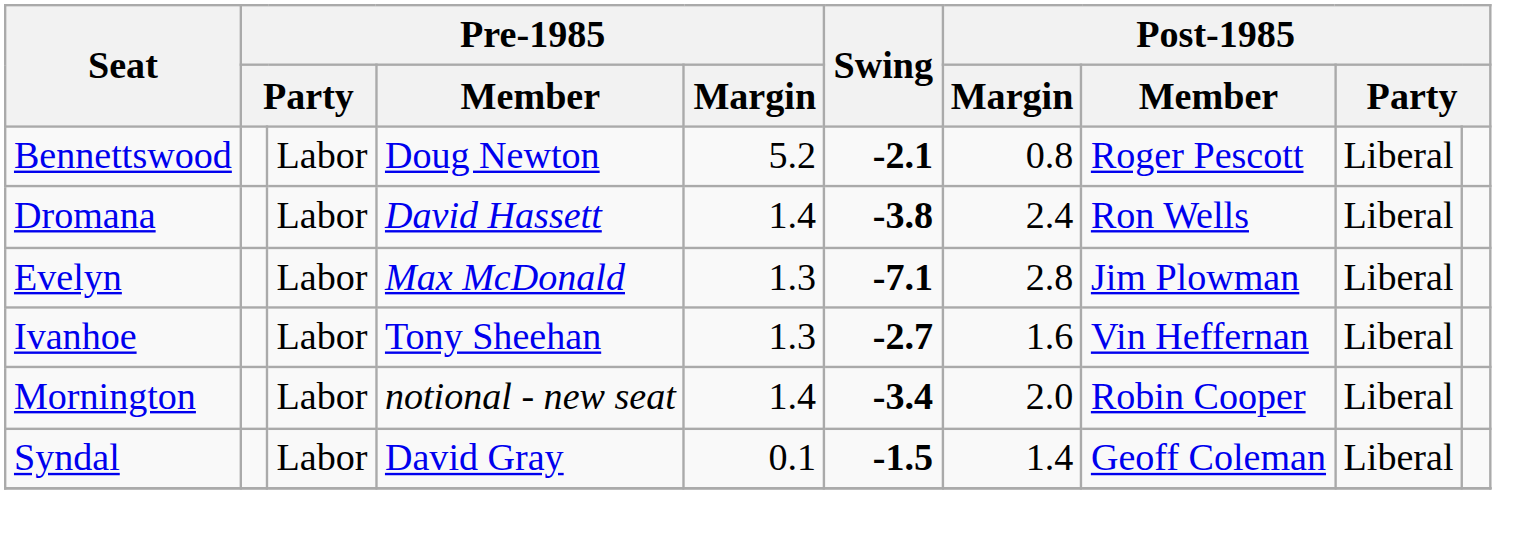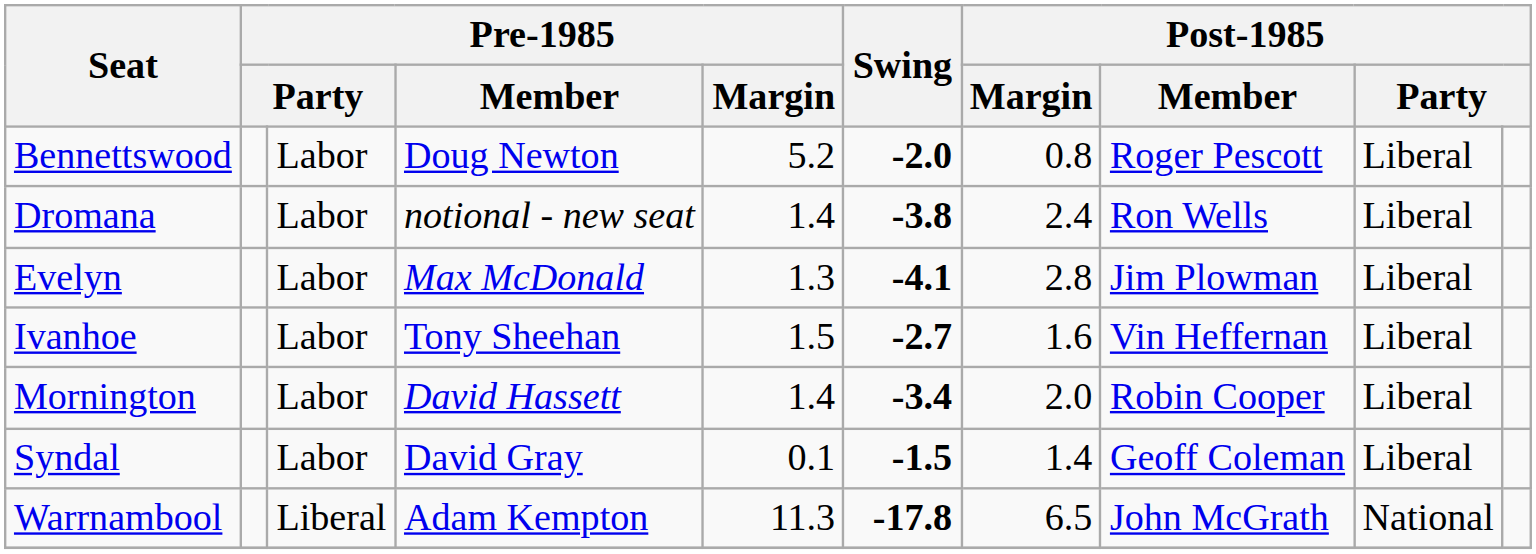(903, 155) -2.1 -> (922, 155) -2.0
(493, 215) David Hassett -> (549, 215) notional - new seat
(903, 276) -7.1 -> (922, 276) -4.1
(792, 336) 1.3 -> (811, 336) 1.5
(530, 397) notional - new seat -> (512, 397) David Hassett
+ row: (118, 517)
